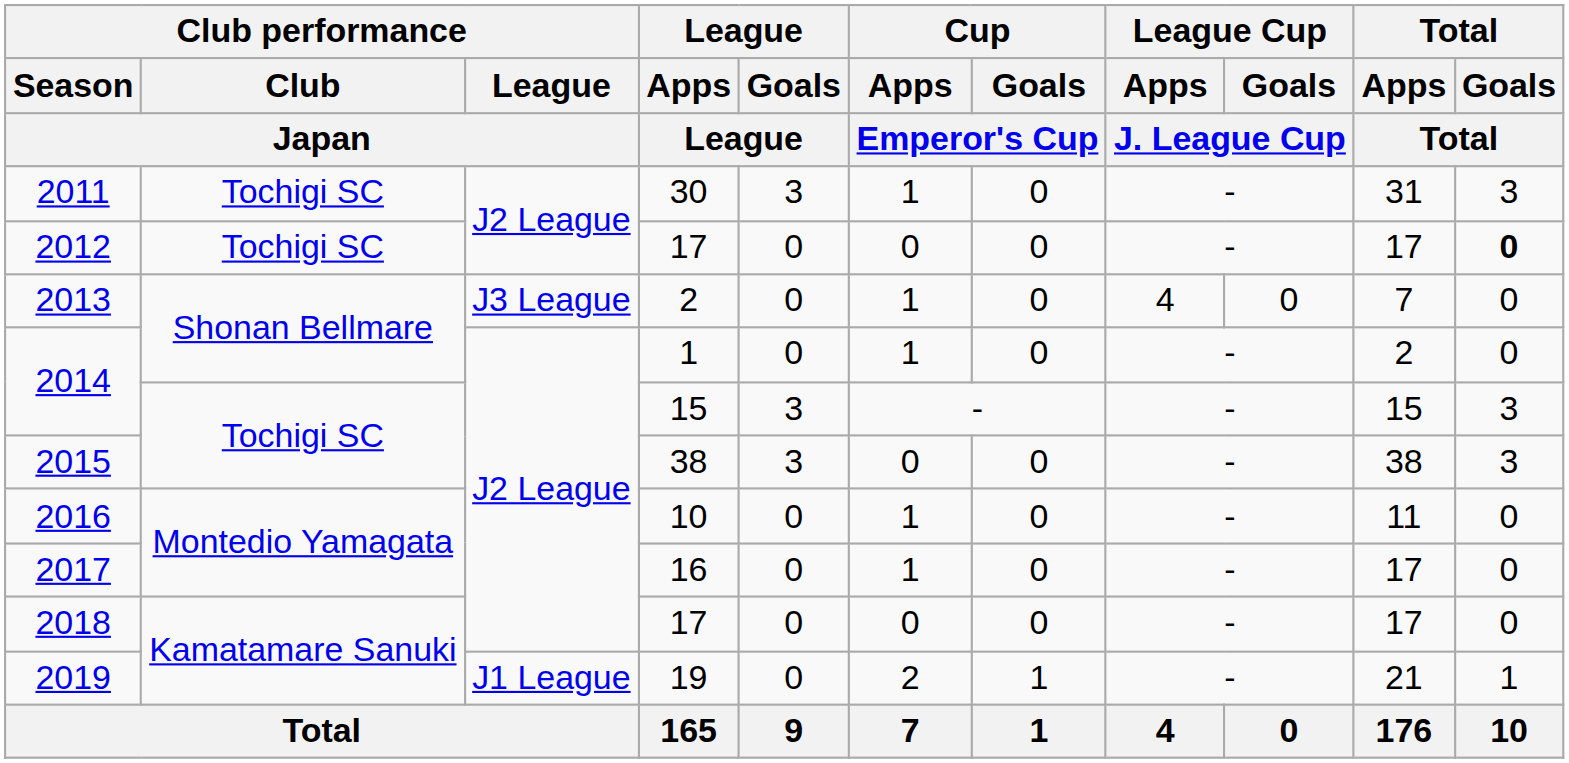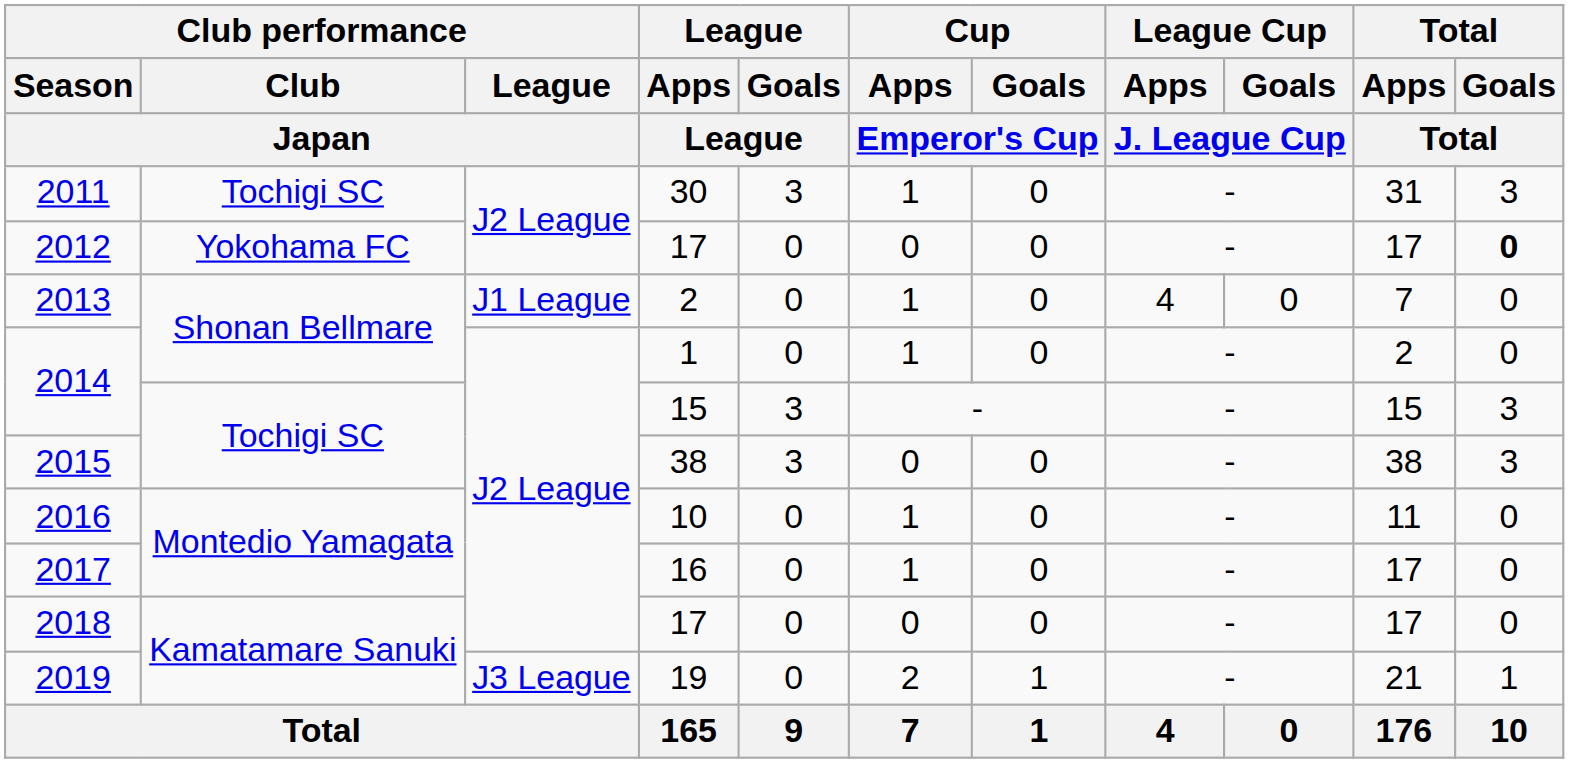(303, 246) Tochigi SC -> (303, 246) Yokohama FC
(551, 300) J3 League -> (551, 300) J1 League
(551, 676) J1 League -> (551, 676) J3 League
